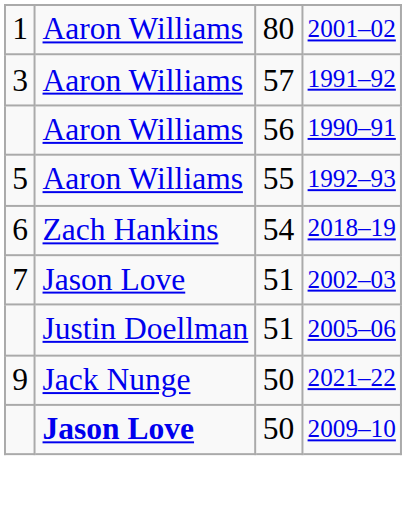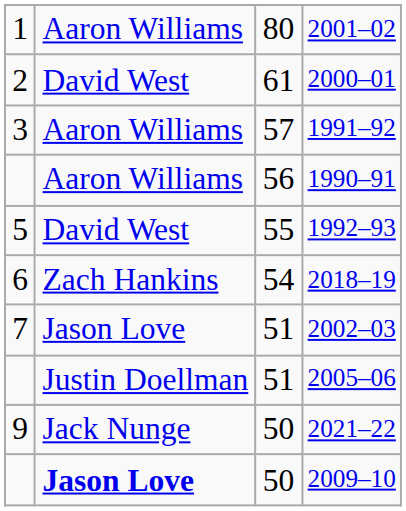+ row: (352, 79)
(143, 179) Aaron Williams -> (116, 229) David West
